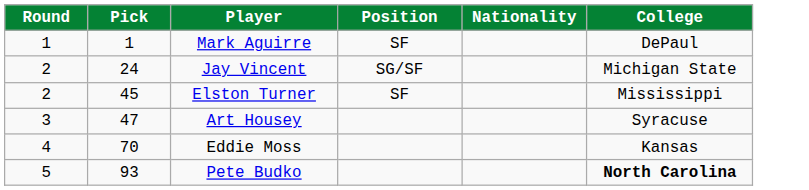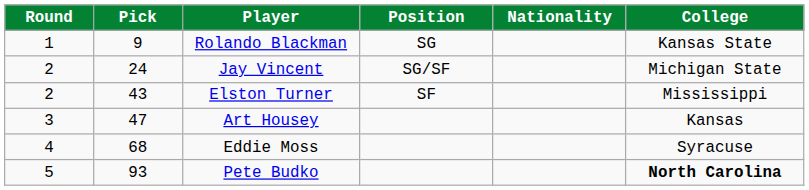- row: (254, 43)
+ row: (271, 43)
(129, 95) 45 -> (138, 95) 43
(670, 121) Syracuse -> (715, 121) Kansas
(129, 147) 70 -> (138, 147) 68
(670, 147) Kansas -> (715, 147) Syracuse
